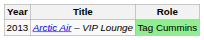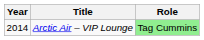(17, 27) 2013 -> (17, 27) 2014
